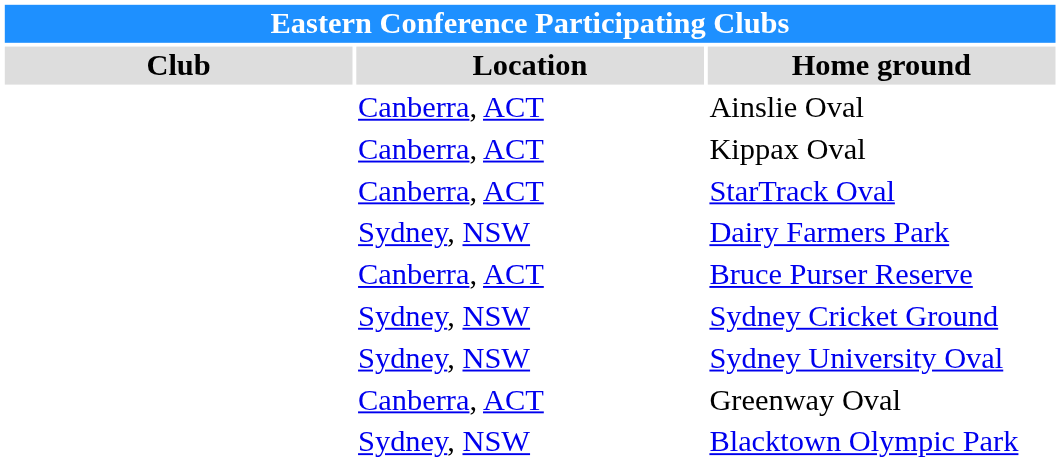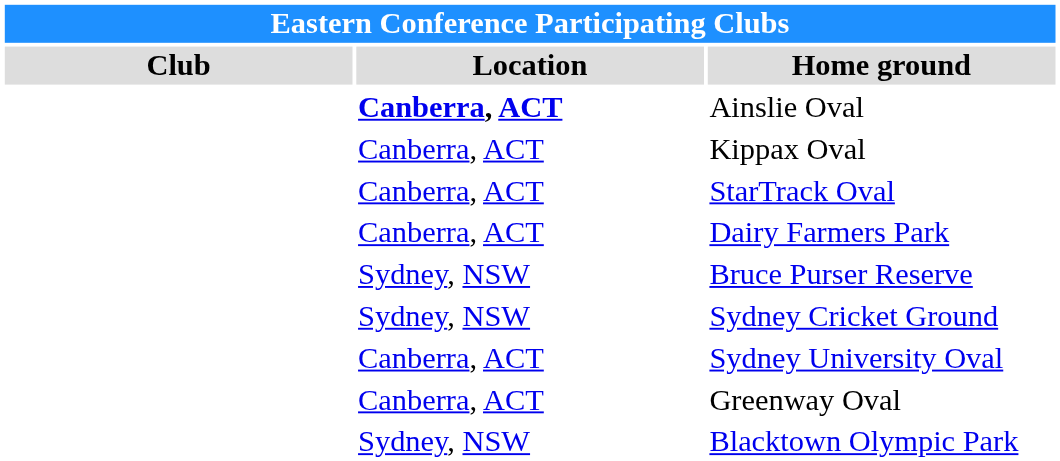(451, 106) normal -> (460, 106) bold
(444, 232) Sydney, NSW -> (451, 232) Canberra, ACT
(451, 274) Canberra, ACT -> (444, 274) Sydney, NSW
(444, 357) Sydney, NSW -> (451, 357) Canberra, ACT
